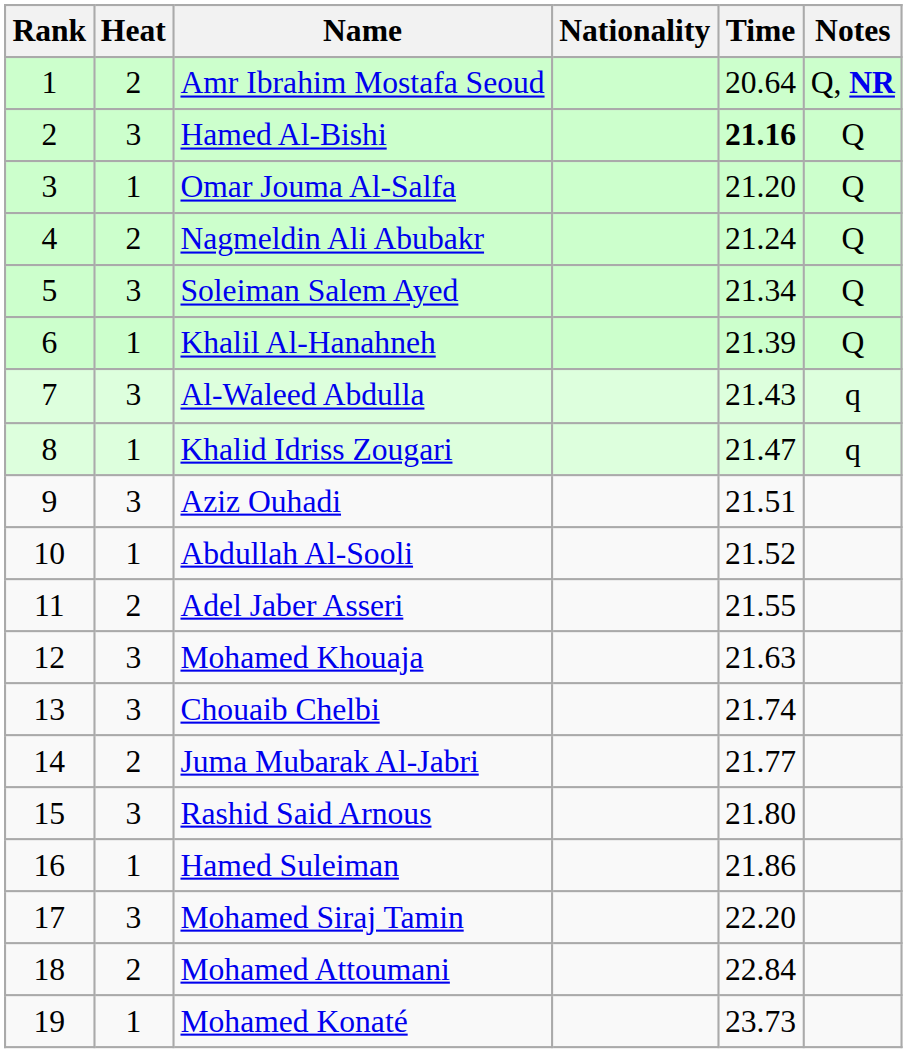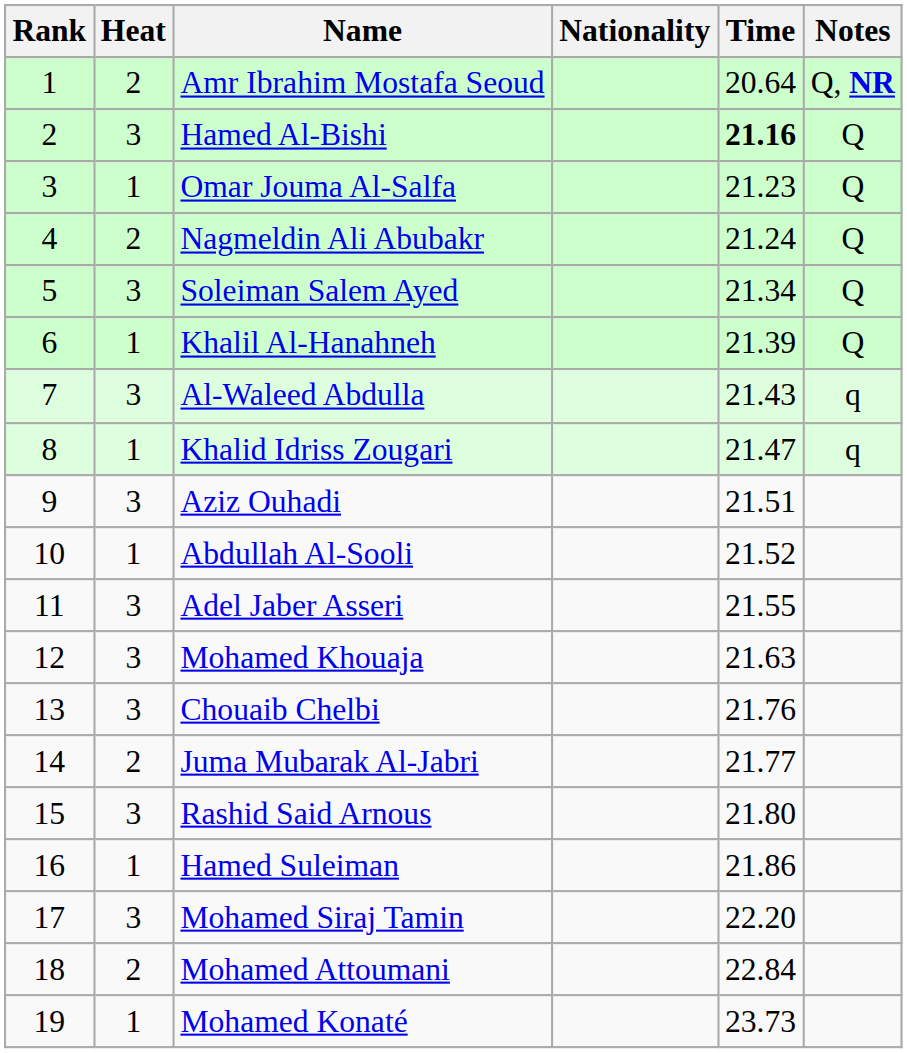(760, 187) 21.20 -> (760, 187) 21.23
(133, 604) 2 -> (133, 604) 3
(760, 708) 21.74 -> (760, 708) 21.76
